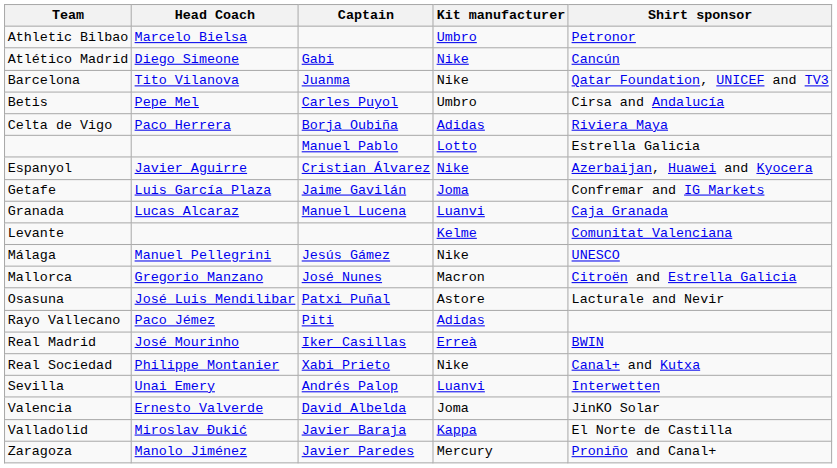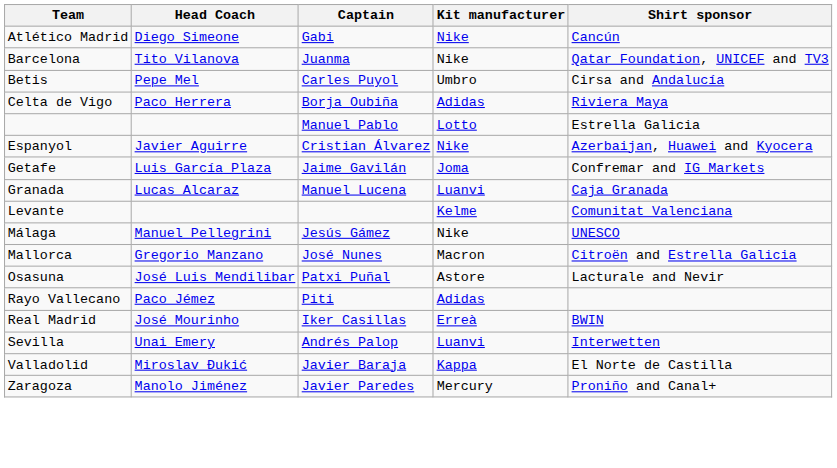- row: (68, 37)
- row: (60, 365)
- row: (40, 408)
